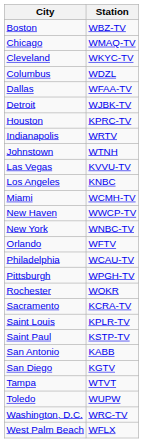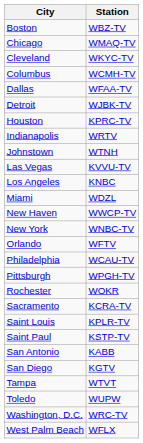(102, 74) WDZL -> (112, 74) WCMH-TV
(112, 197) WCMH-TV -> (102, 197) WDZL
